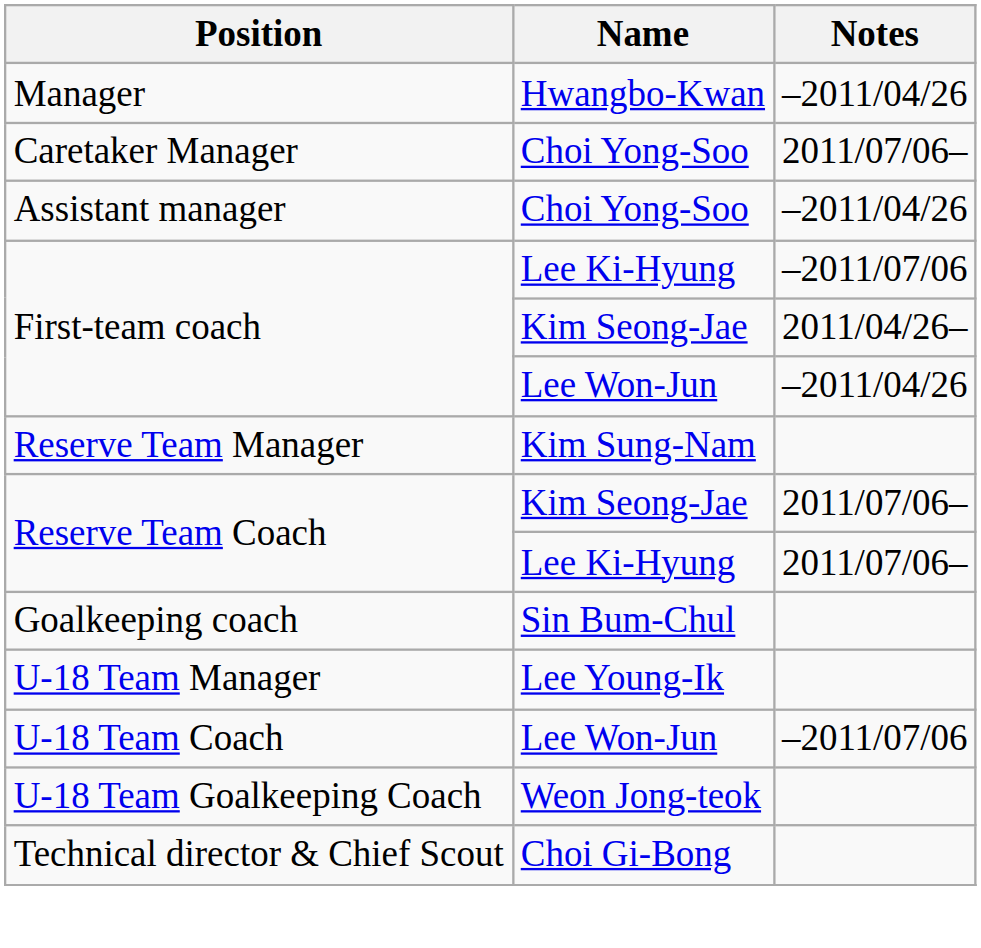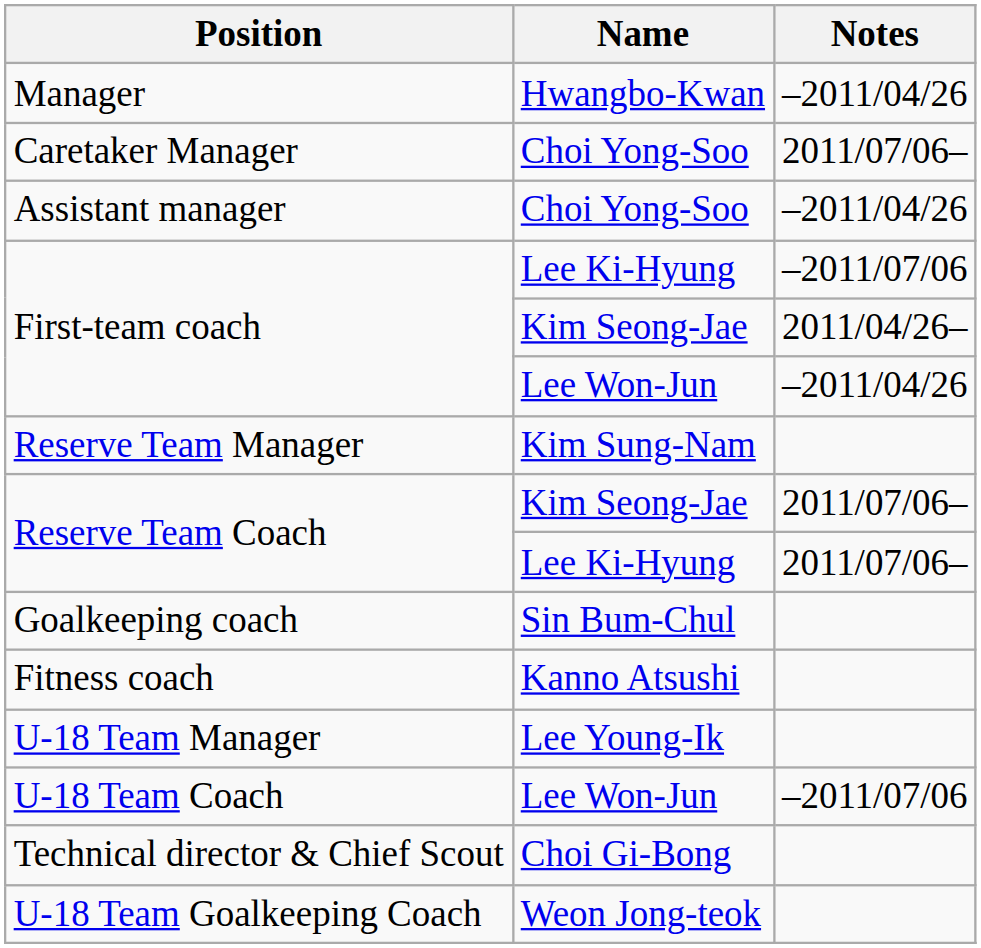+ row: (114, 678)
rows swapped: (248, 795) <-> (259, 854)
